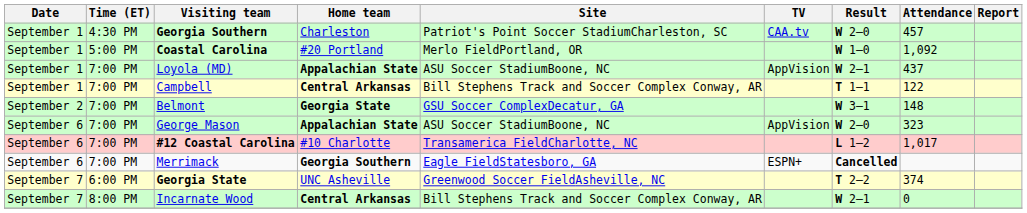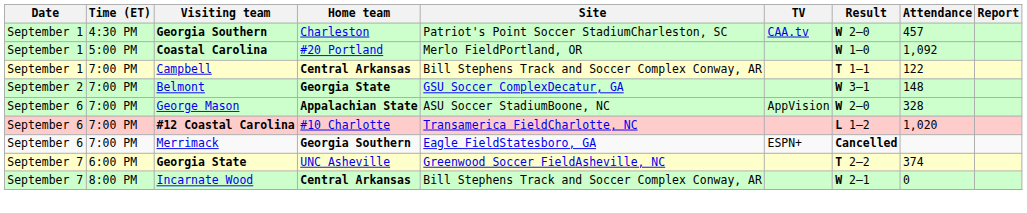- row: (195, 70)
(913, 125) 323 -> (913, 107) 328
(920, 144) 1,017 -> (920, 125) 1,020
